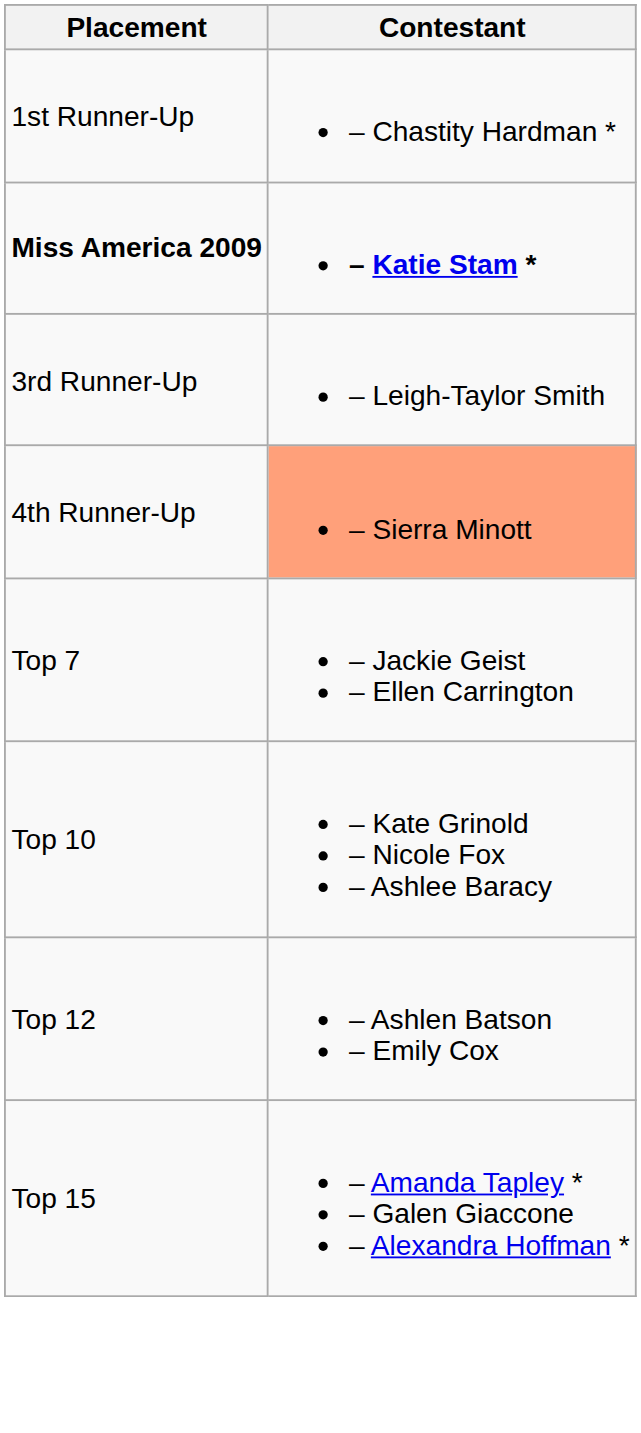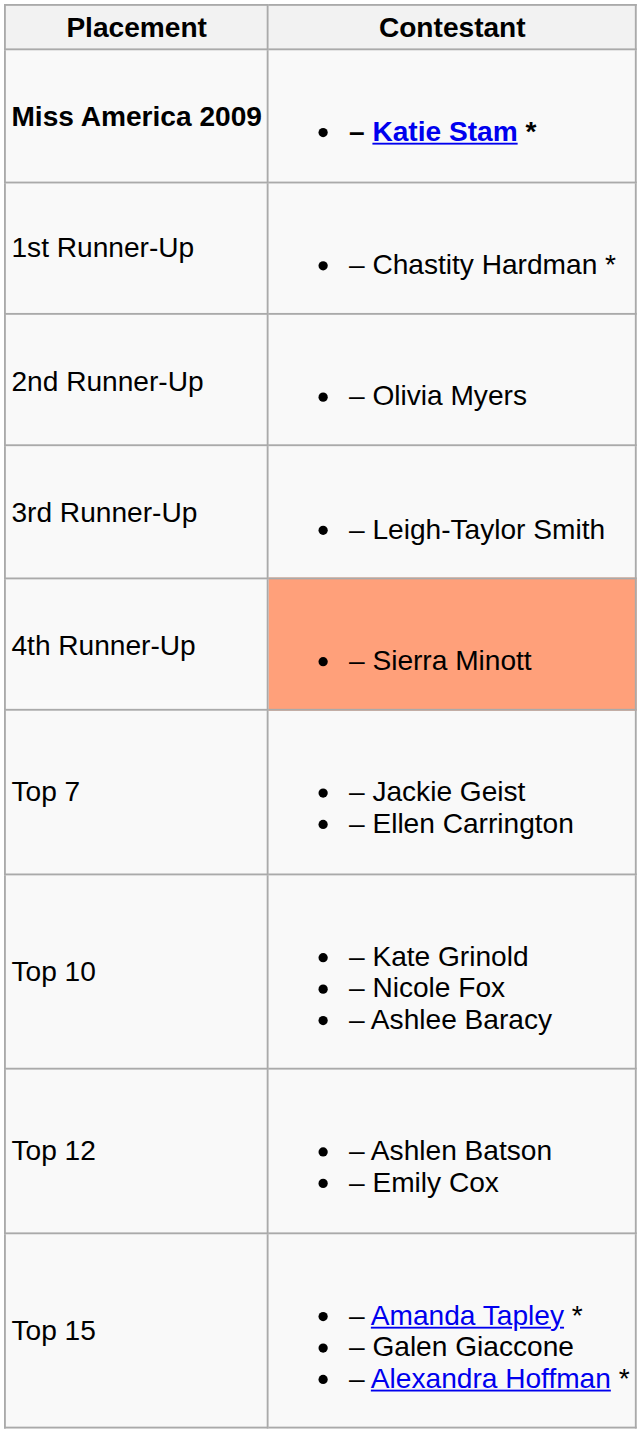rows swapped: (137, 248) <-> (103, 116)
+ row: (108, 380)
